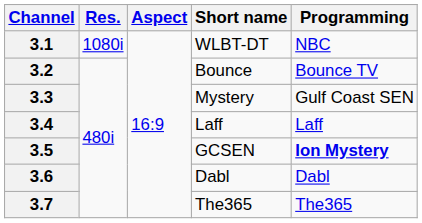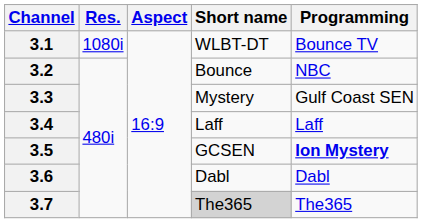(313, 44) NBC -> (337, 44) Bounce TV
(337, 71) Bounce TV -> (313, 71) NBC
(224, 204) no background -> (224, 204) lightgrey background
